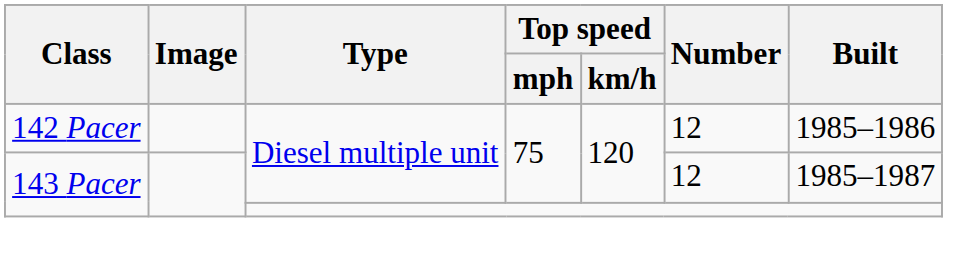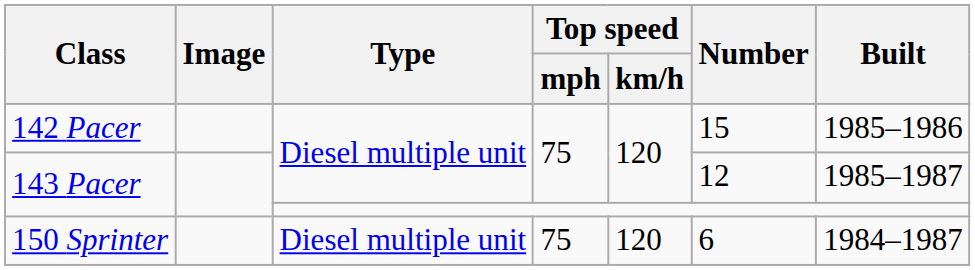(686, 127) 12 -> (714, 127) 15
+ row: (90, 240)
